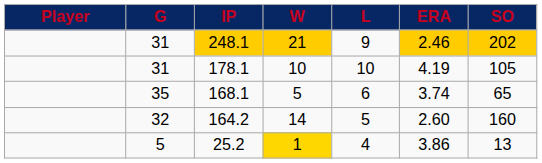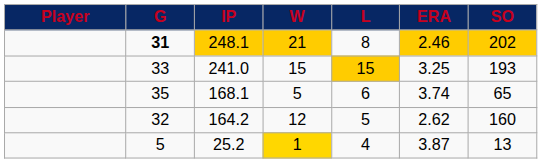(160, 42) normal -> (160, 42) bold
(366, 42) 9 -> (366, 42) 8
+ row: (229, 68)
- row: (229, 68)
(297, 119) 14 -> (297, 119) 12
(434, 119) 2.60 -> (434, 119) 2.62
(434, 145) 3.86 -> (434, 145) 3.87
